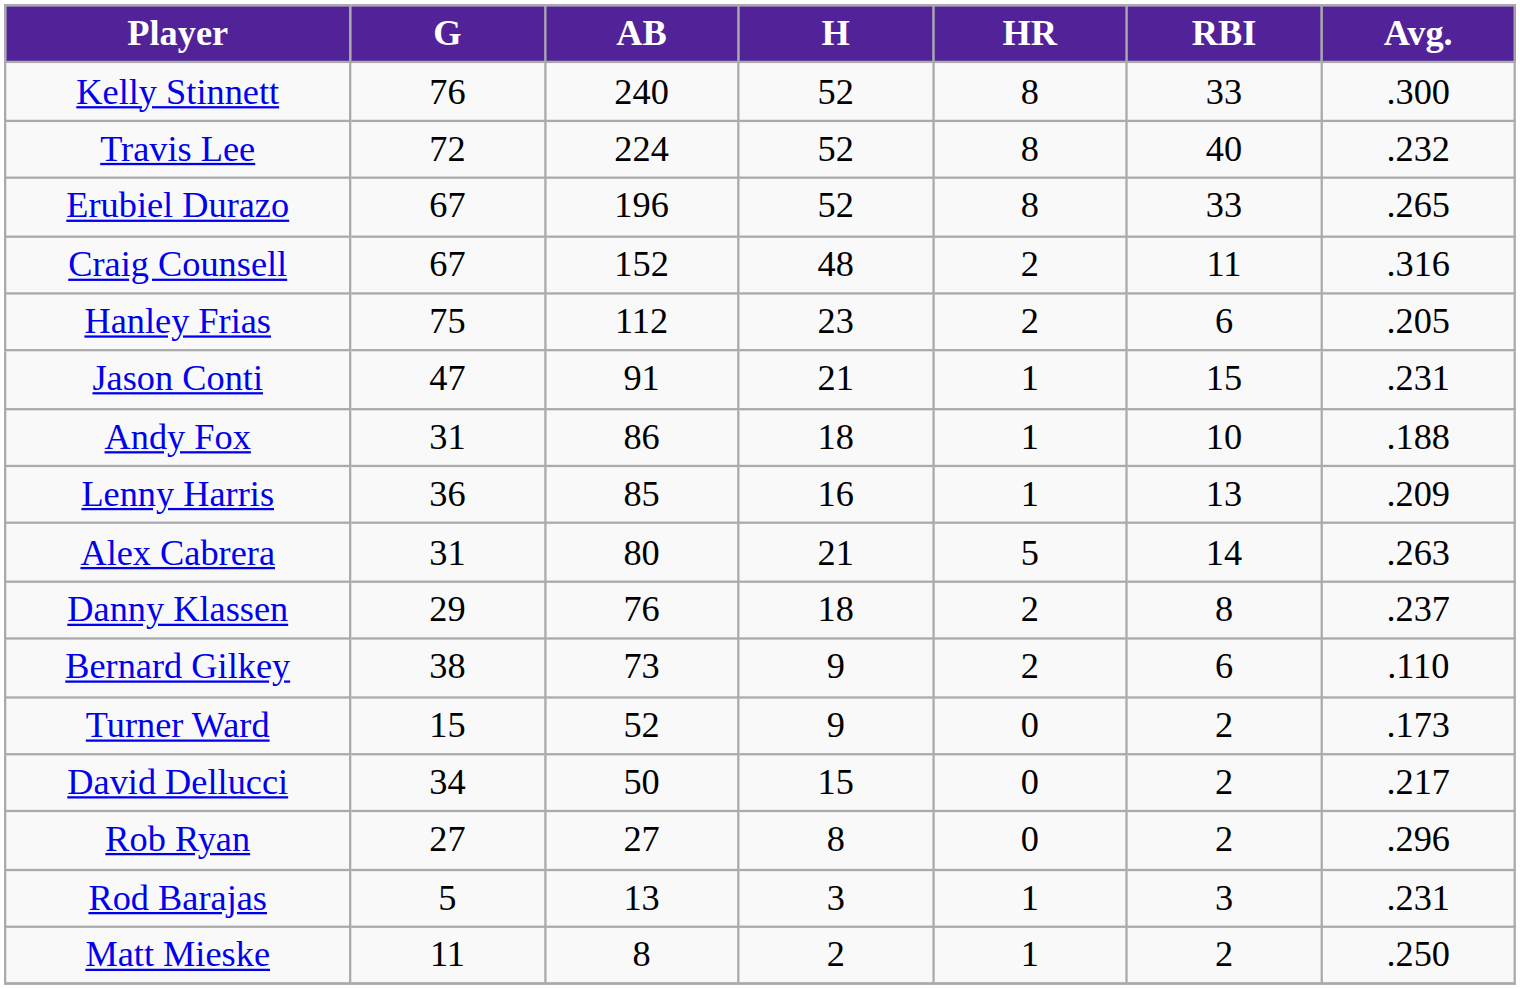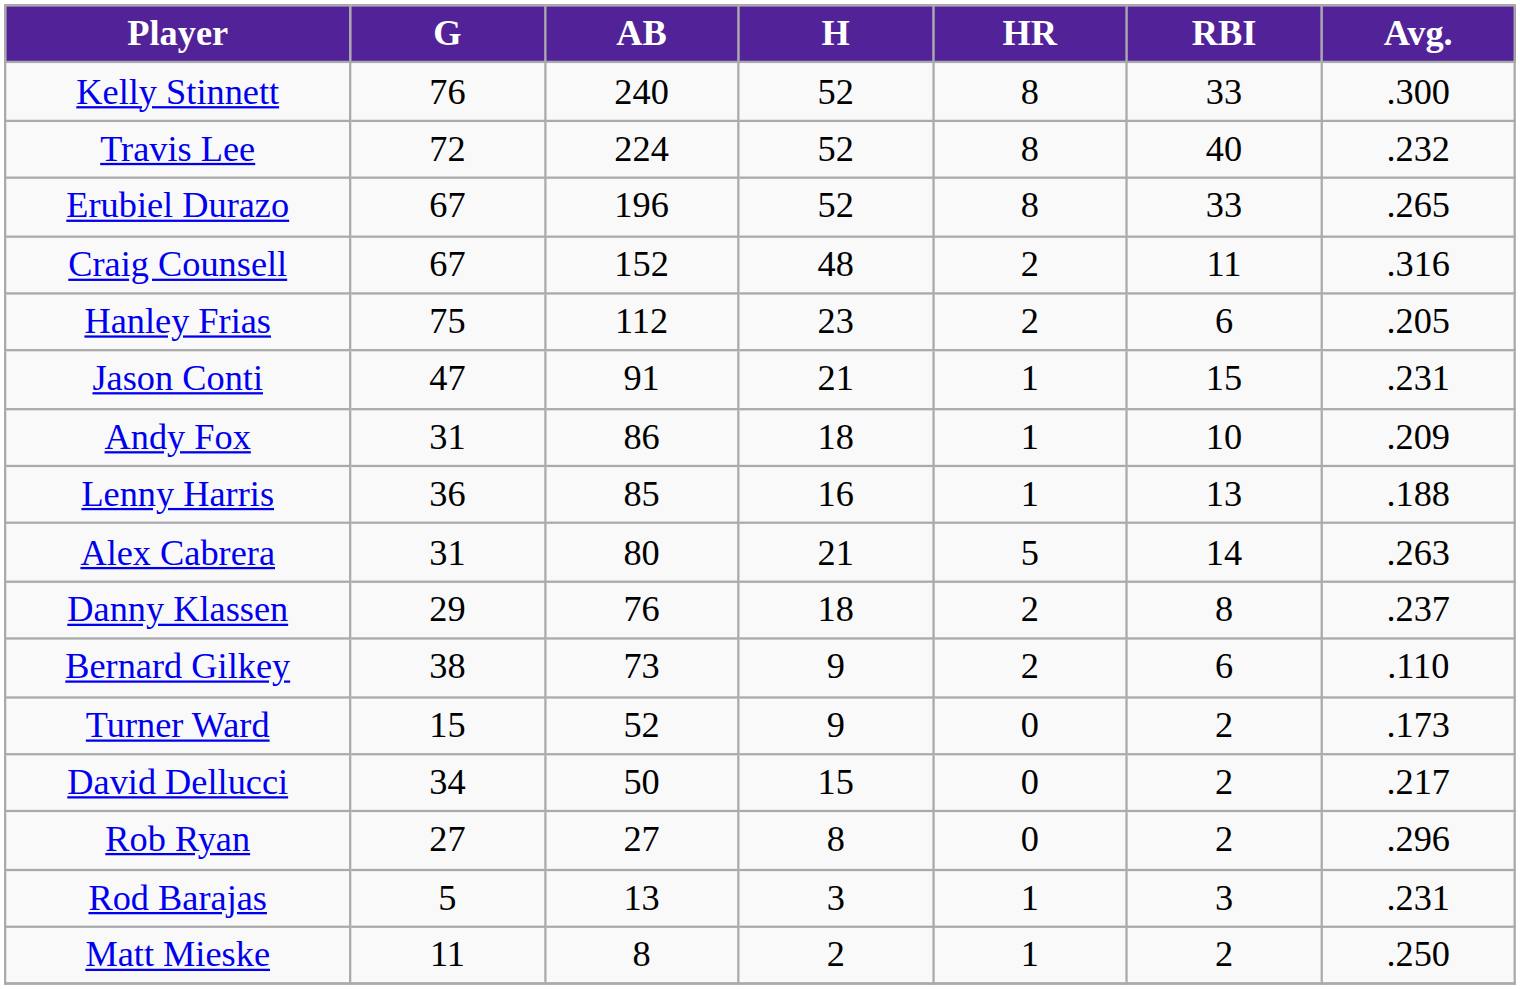(1418, 436) .188 -> (1418, 436) .209
(1418, 494) .209 -> (1418, 494) .188
